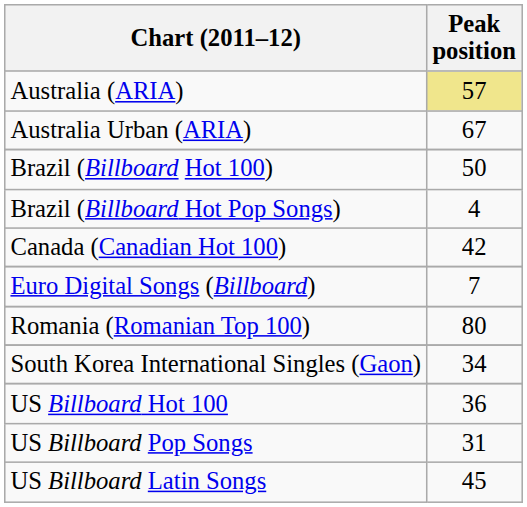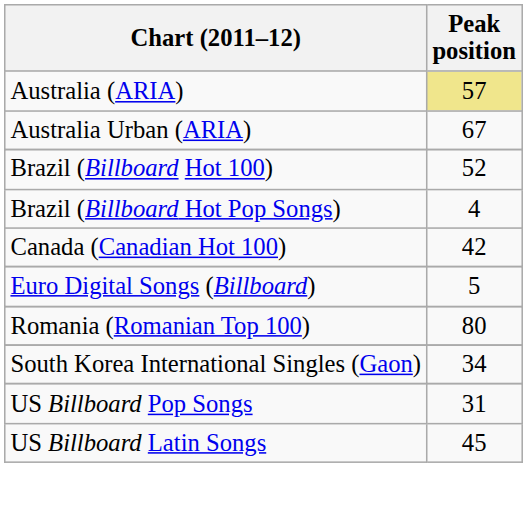(474, 168) 50 -> (474, 168) 52
(474, 286) 7 -> (474, 286) 5
- row: (119, 403)
